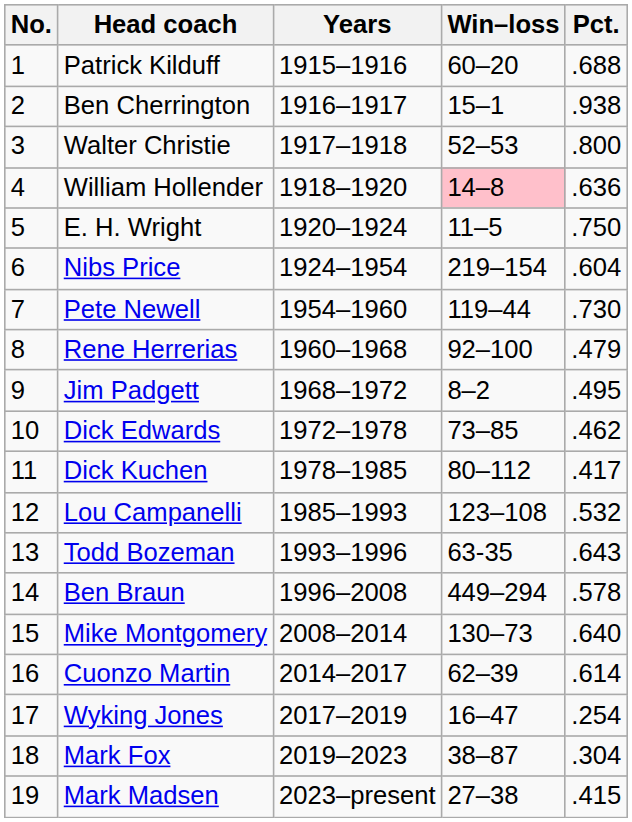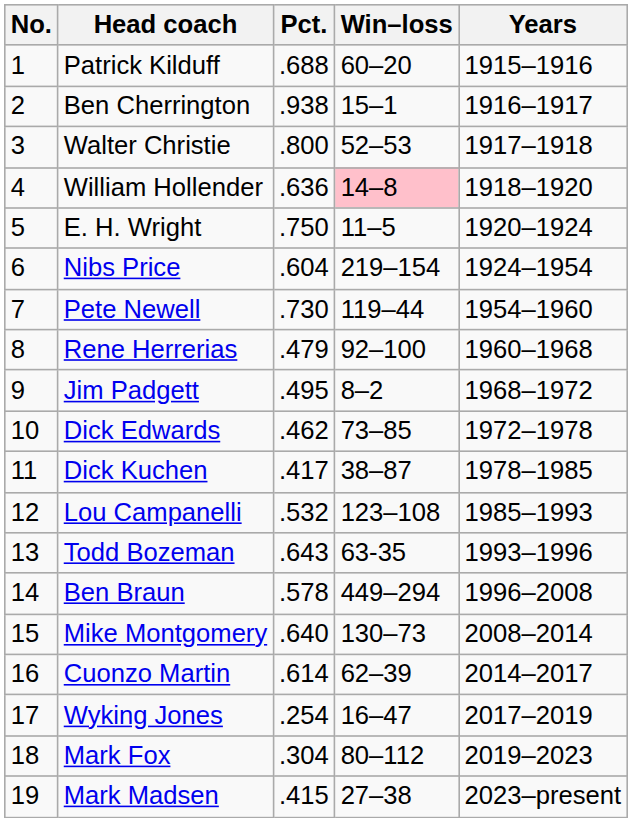columns swapped: (357, 24) <-> (596, 24)
(489, 471) 80–112 -> (376, 471) 38–87
(483, 755) 38–87 -> (382, 755) 80–112
